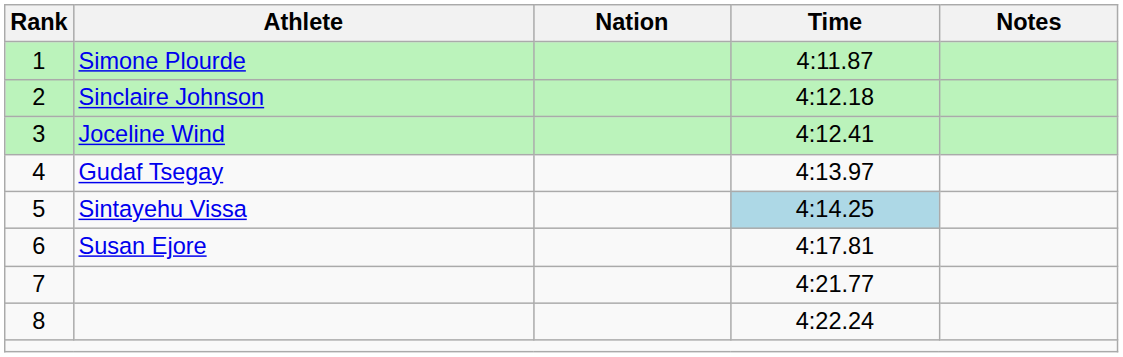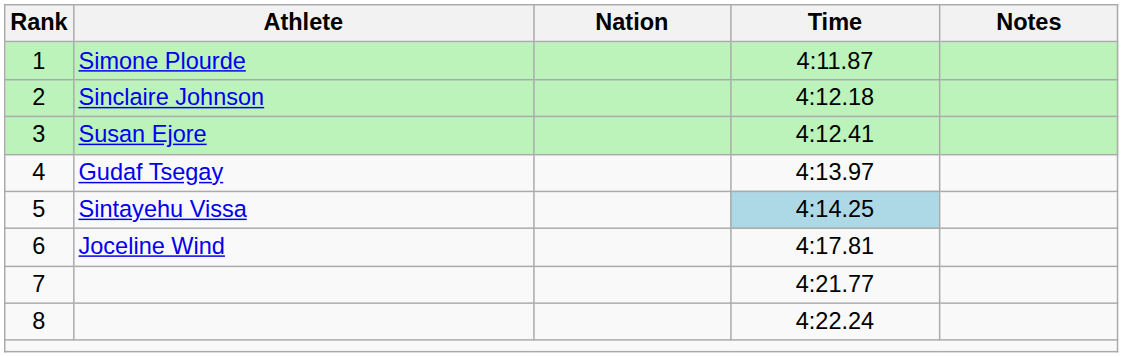(152, 135) Joceline Wind -> (143, 135) Susan Ejore
(143, 246) Susan Ejore -> (152, 246) Joceline Wind
